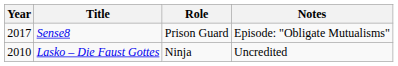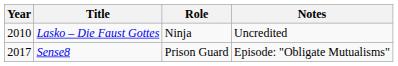rows swapped: (98, 52) <-> (53, 33)
